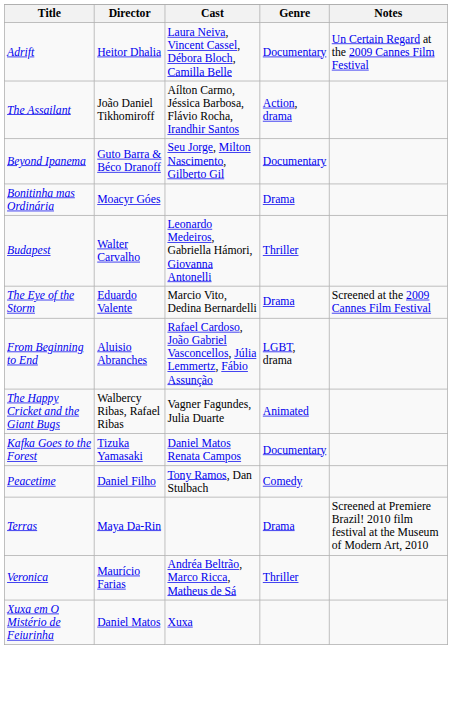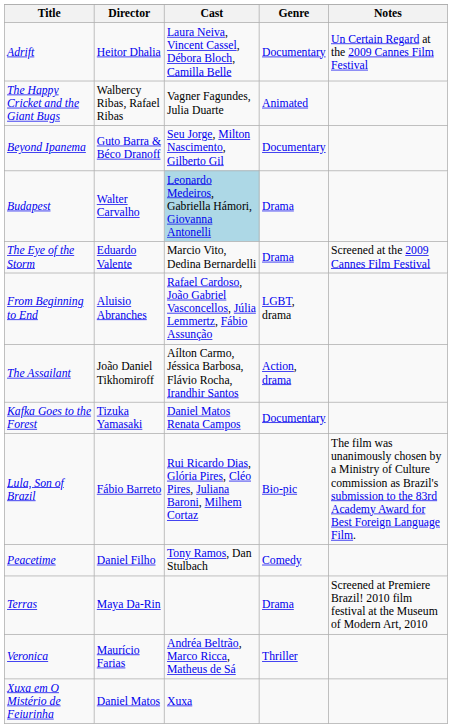rows swapped: (39, 109) <-> (43, 411)
- row: (41, 199)
(210, 250) no background -> (209, 206) lightblue background
(281, 250) Thriller -> (278, 206) Drama
+ row: (35, 489)
